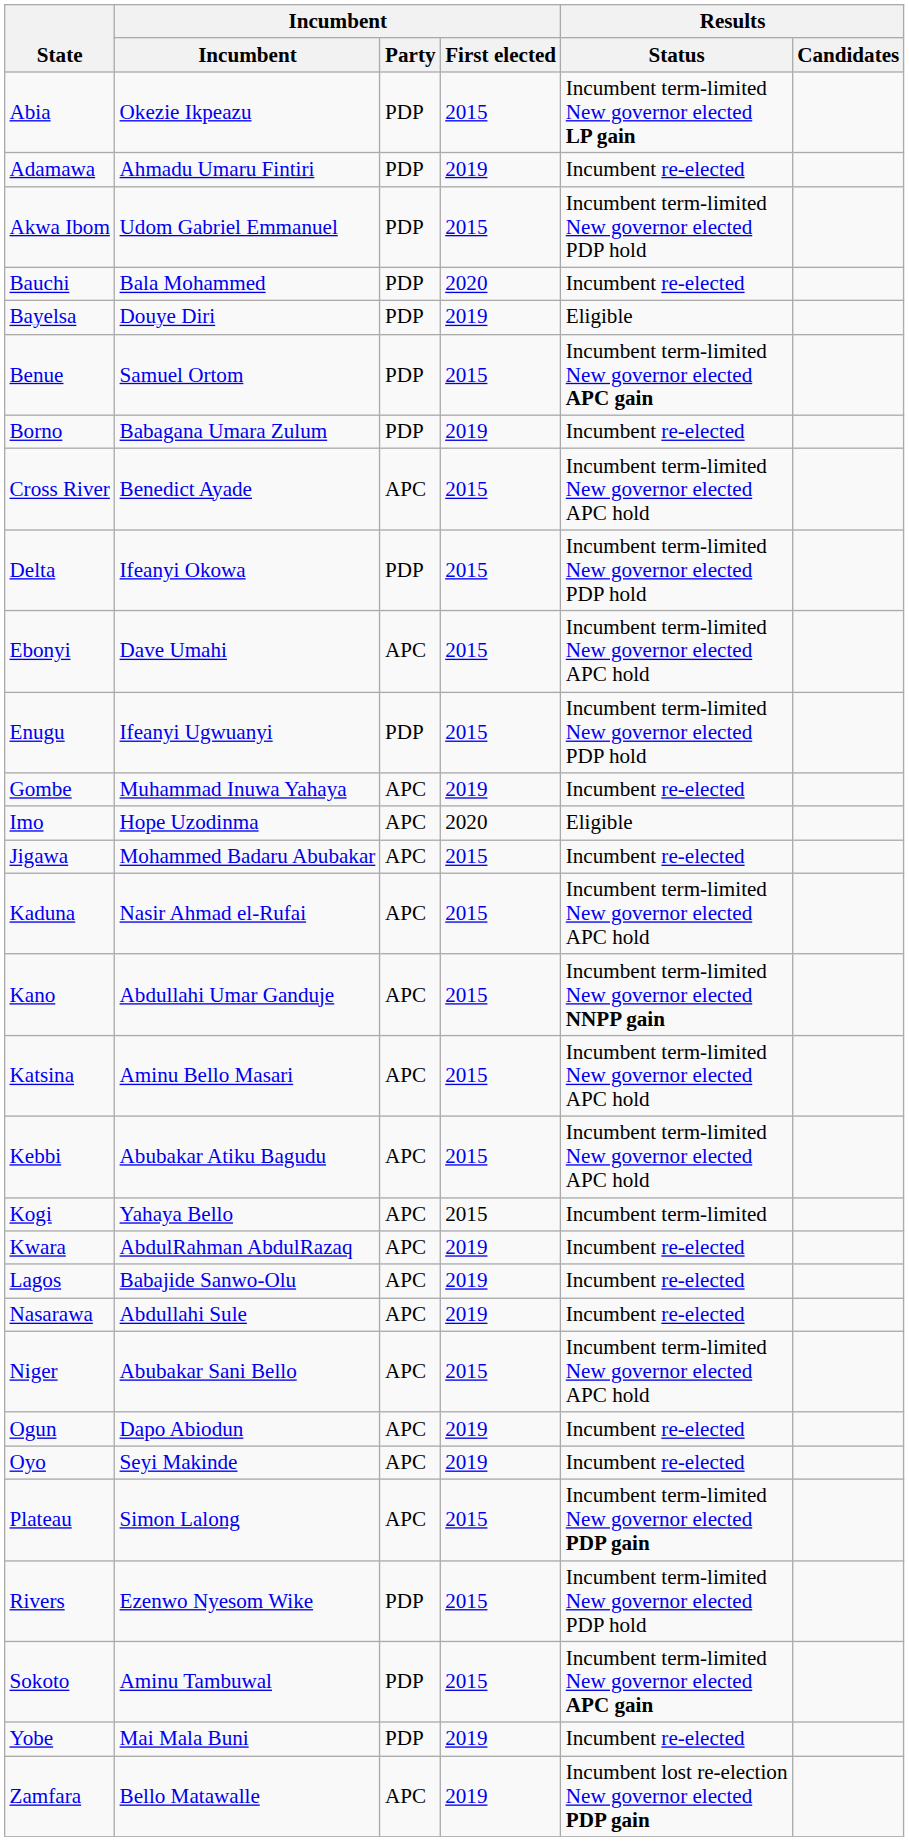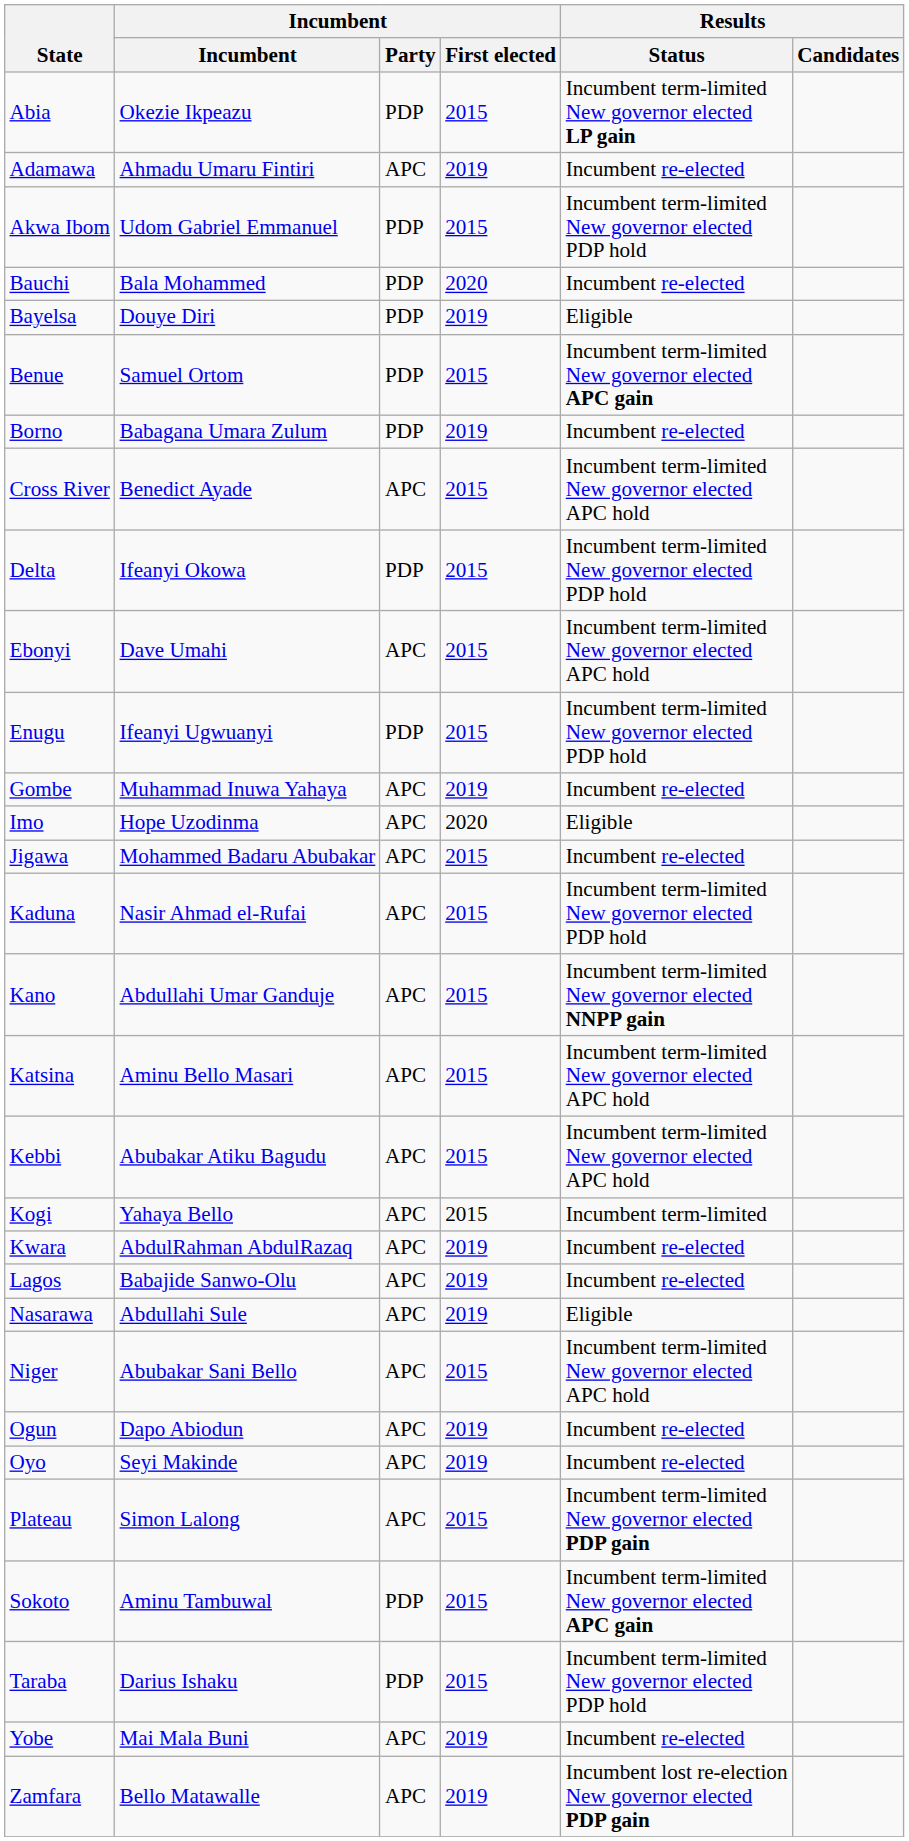(404, 169) PDP -> (406, 169) APC
(666, 913) Incumbent term-limited New governor elected APC hold -> (666, 913) Incumbent term-limited New governor elected PDP hold
(655, 1314) Incumbent re-elected -> (599, 1314) Eligible
- row: (37, 1600)
+ row: (38, 1681)
(404, 1738) PDP -> (406, 1738) APC
